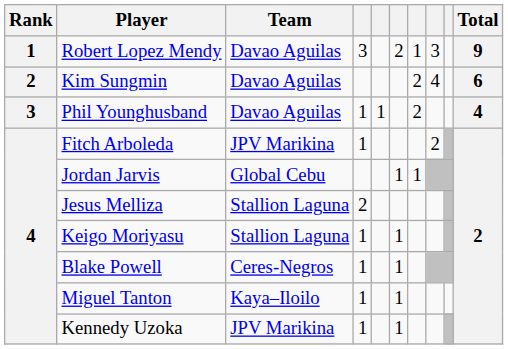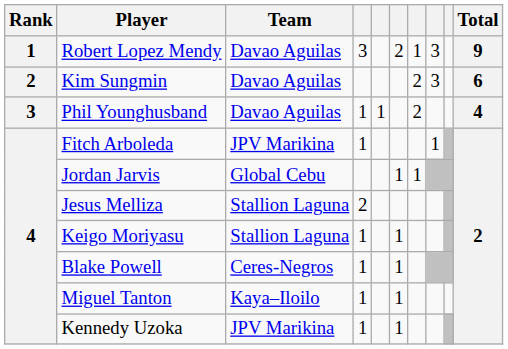(435, 82) 4 -> (435, 82) 3
(435, 143) 2 -> (435, 143) 1
